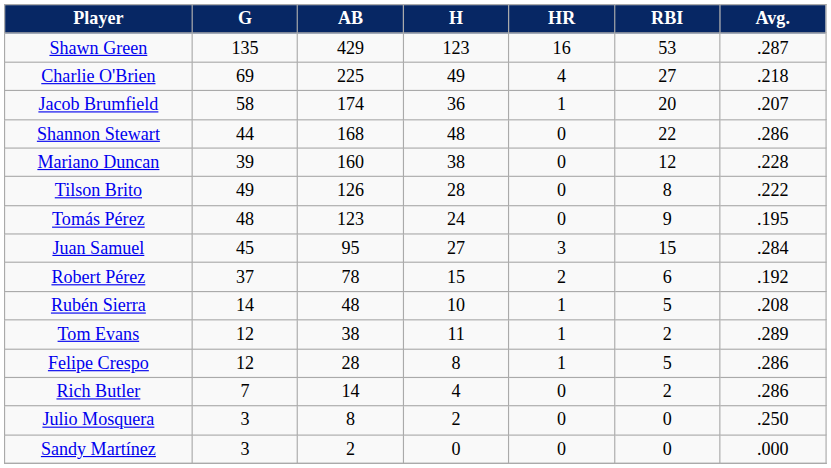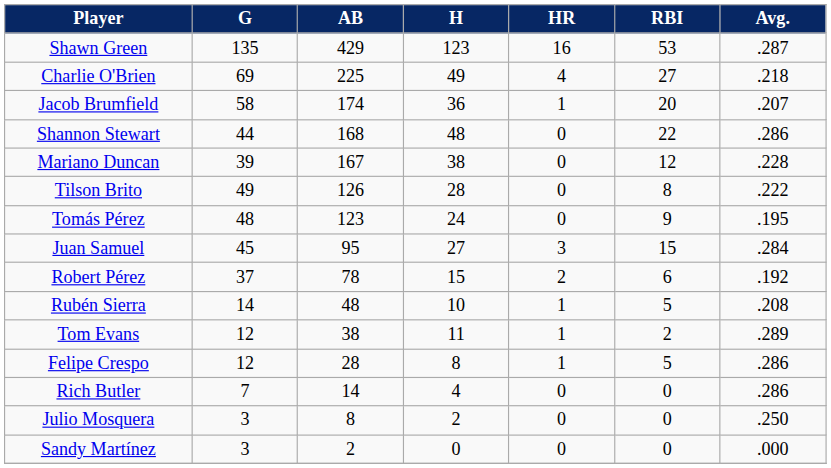(351, 162) 160 -> (351, 162) 167
(667, 391) 2 -> (667, 391) 0
